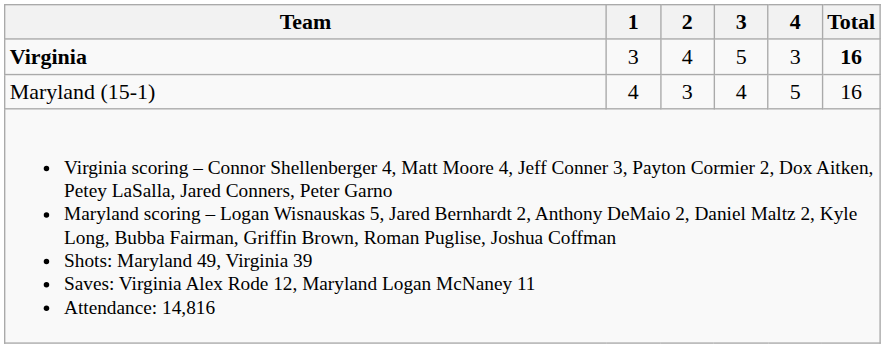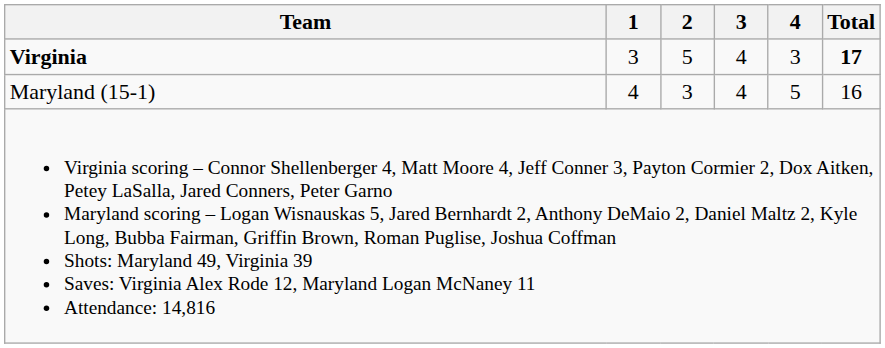(687, 56) 4 -> (687, 56) 5
(741, 56) 5 -> (741, 56) 4
(851, 56) 16 -> (851, 56) 17
